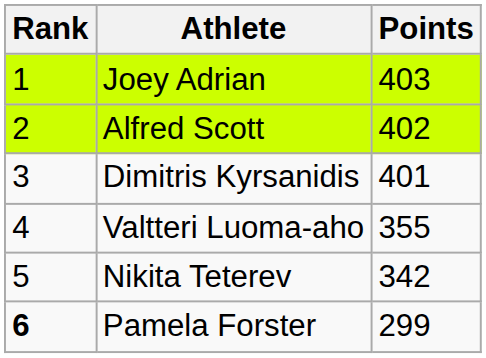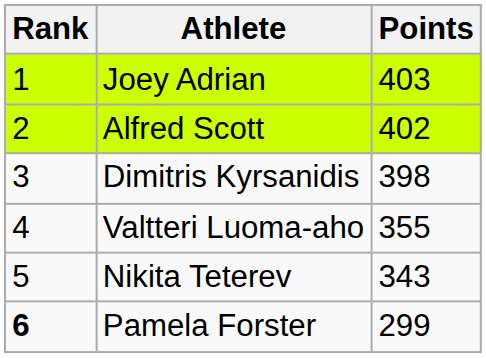(405, 177) 401 -> (405, 177) 398
(405, 276) 342 -> (405, 276) 343
